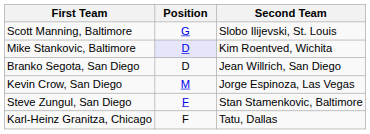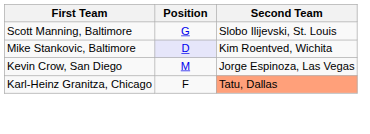- row: (73, 66)
- row: (69, 102)
(248, 119) no background -> (248, 84) lightsalmon background
